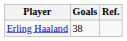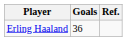(78, 28) 38 -> (78, 28) 36
